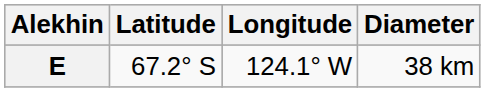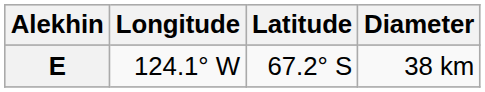columns swapped: (166, 24) <-> (290, 24)
